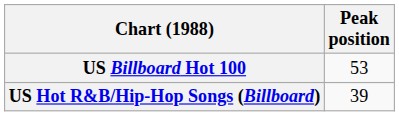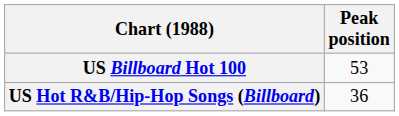(359, 96) 39 -> (359, 96) 36
